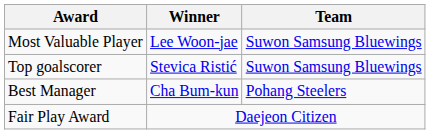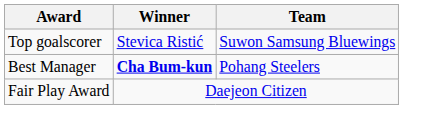- row: (75, 41)
(194, 91) normal -> (164, 66) bold
